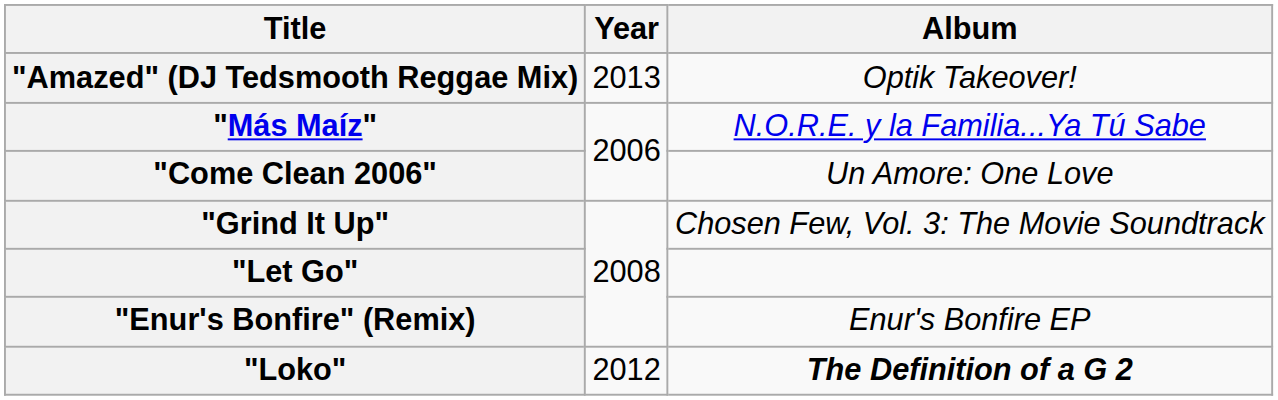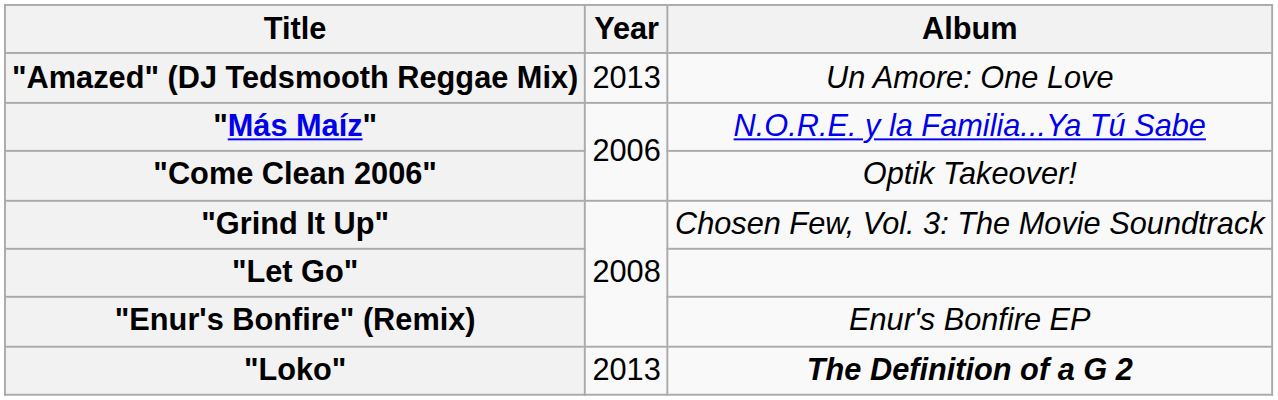(970, 77) Optik Takeover! -> (970, 77) Un Amore: One Love
(970, 175) Un Amore: One Love -> (970, 175) Optik Takeover!
(627, 369) 2012 -> (627, 369) 2013
